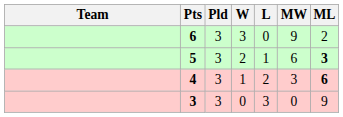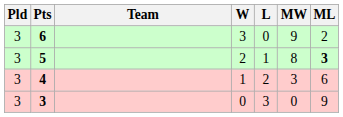columns swapped: (93, 15) <-> (218, 15)
(294, 58) 6 -> (294, 58) 8
(324, 79) bold -> (324, 79) normal
